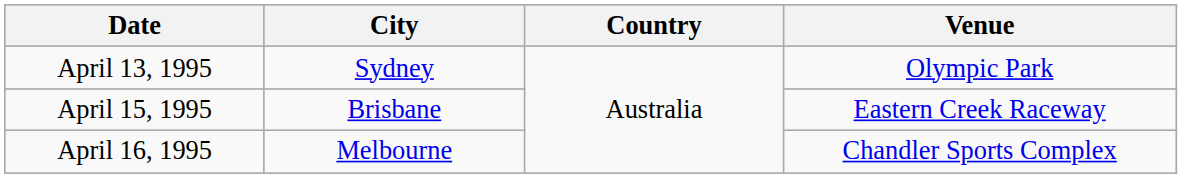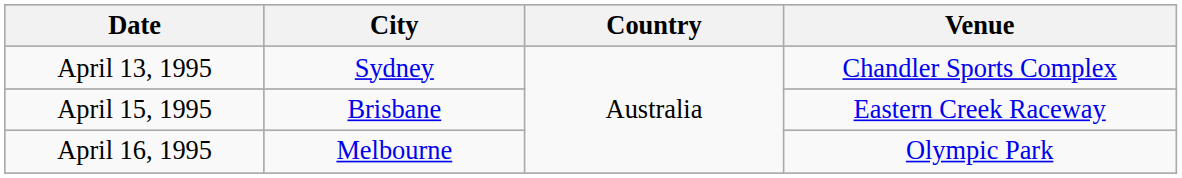(980, 67) Olympic Park -> (980, 67) Chandler Sports Complex
(980, 151) Chandler Sports Complex -> (980, 151) Olympic Park
